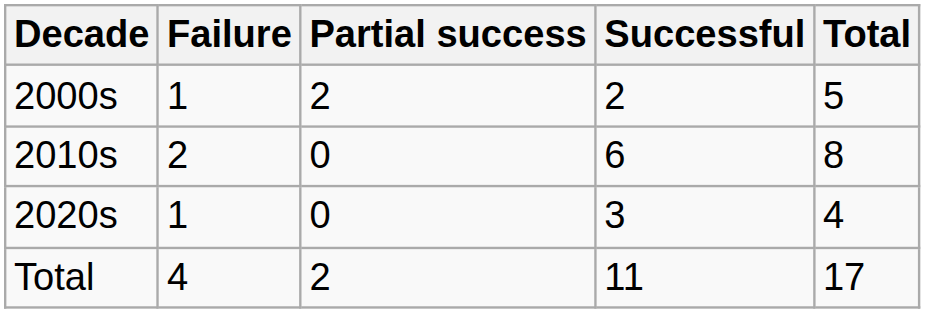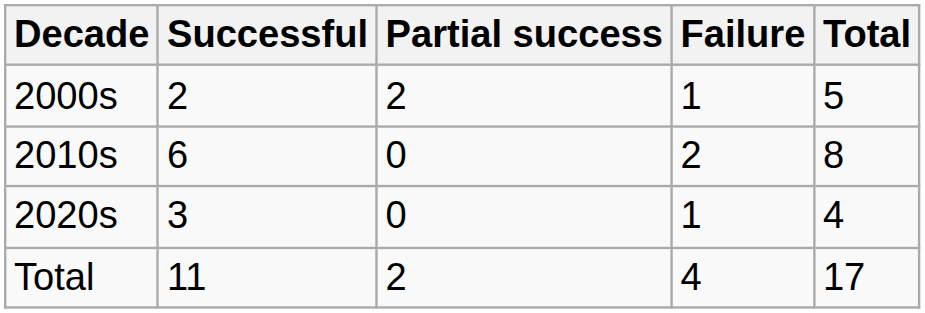columns swapped: (705, 34) <-> (229, 34)
